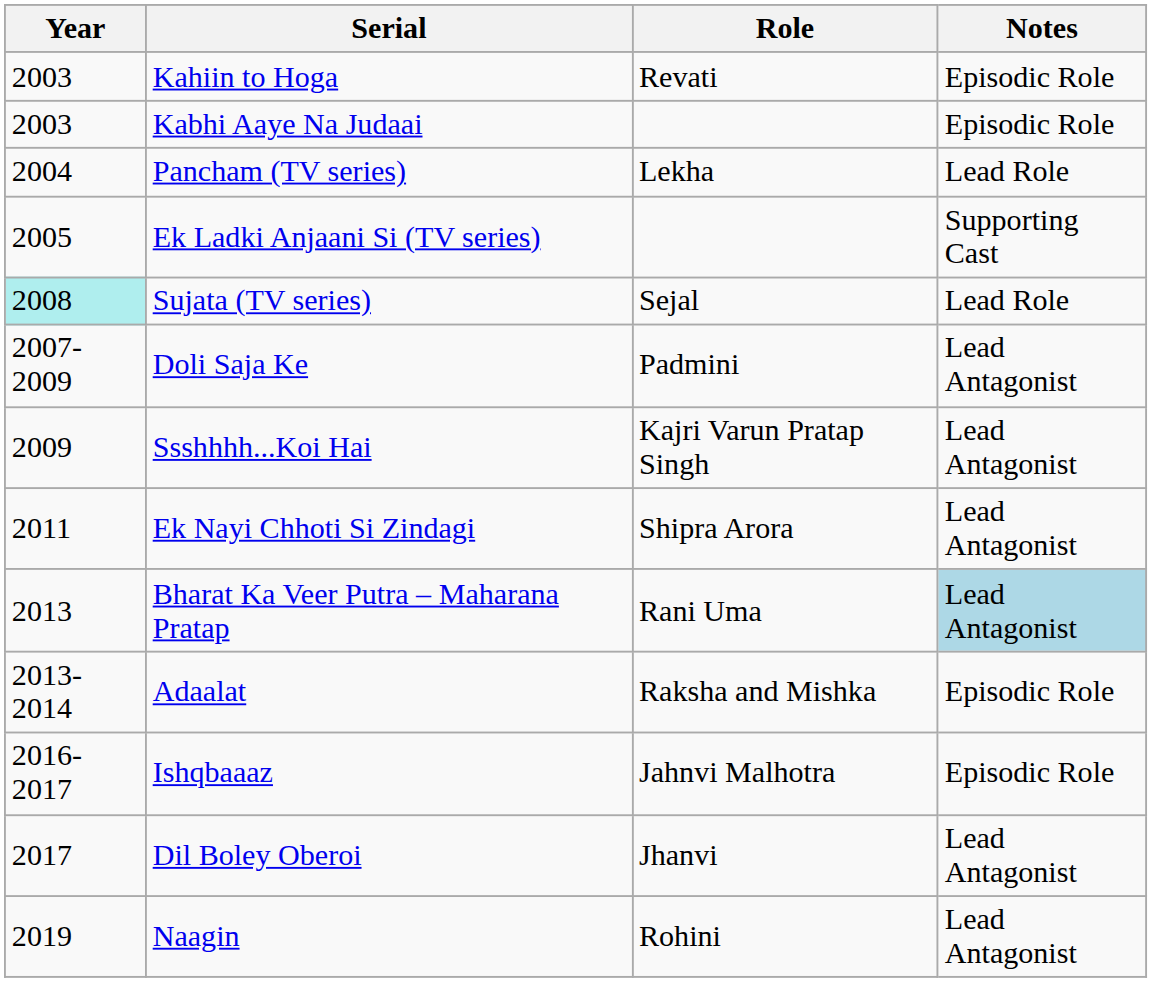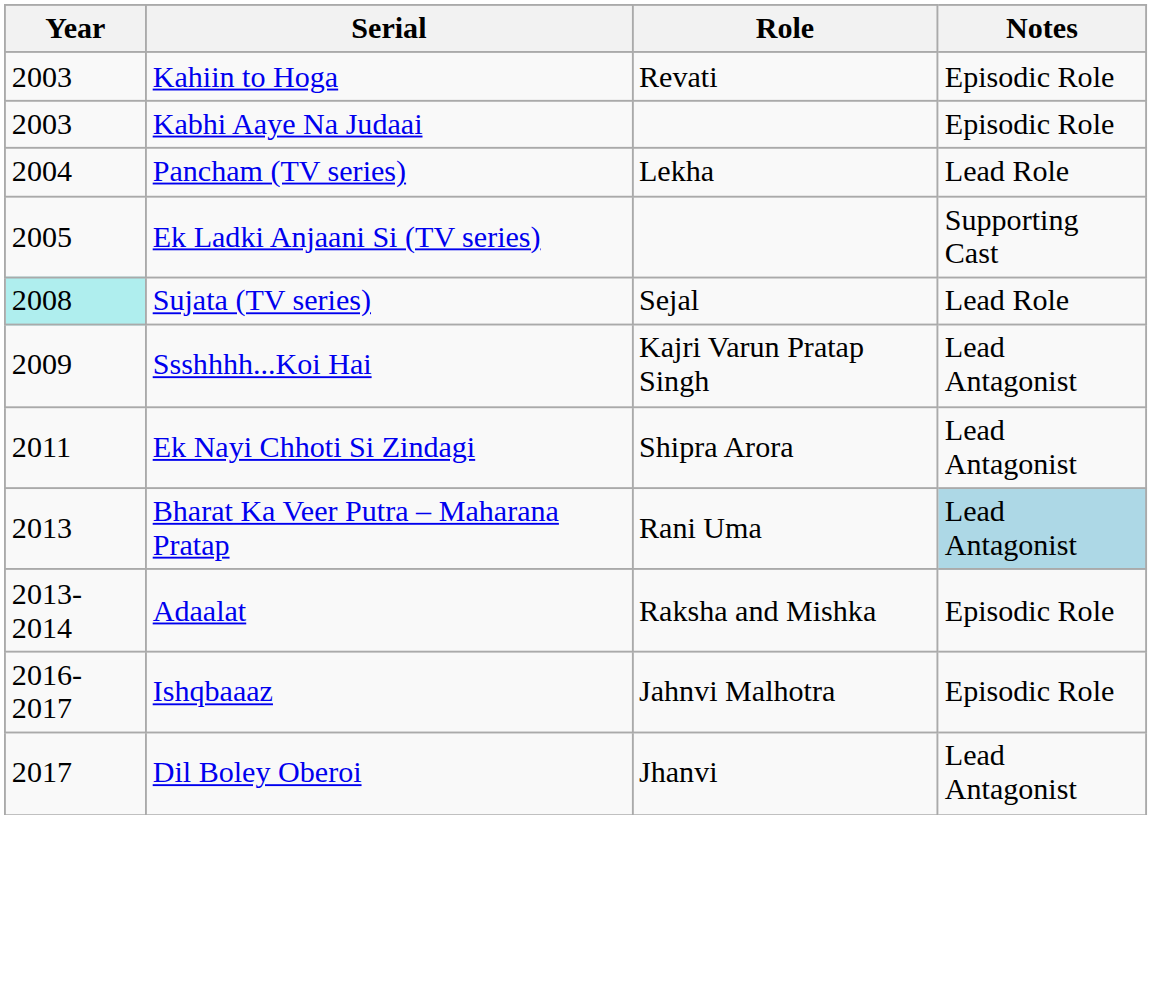- row: (230, 365)
- row: (196, 936)
